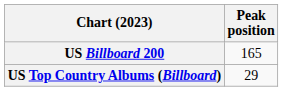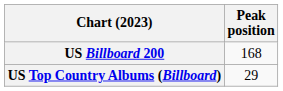(251, 53) 165 -> (251, 53) 168
